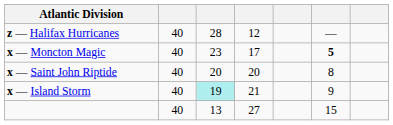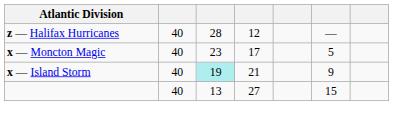(331, 52) bold -> (331, 52) normal
- row: (62, 72)
